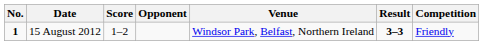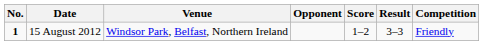columns swapped: (283, 13) <-> (120, 13)
(395, 31) bold -> (395, 31) normal
